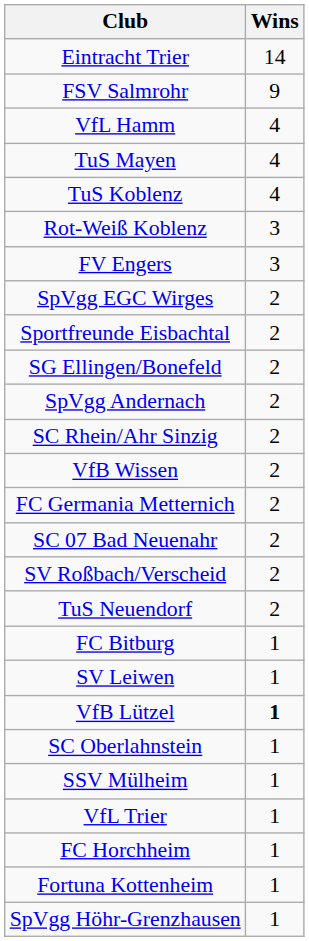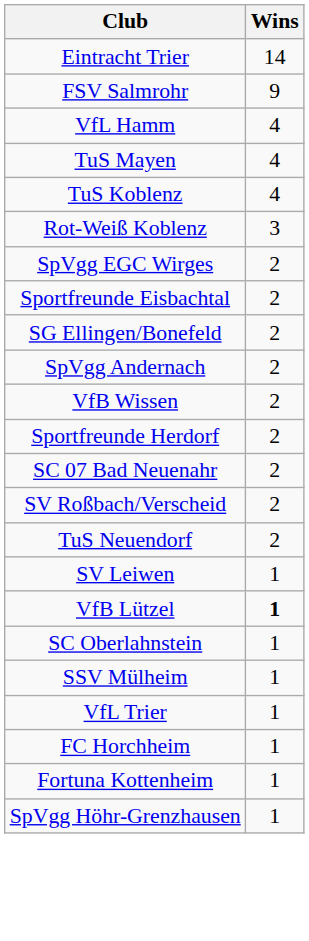- row: (125, 263)
- row: (125, 435)
+ row: (125, 435)
- row: (125, 504)
- row: (125, 642)
